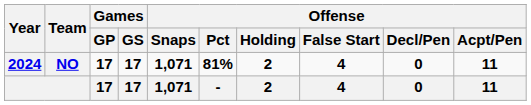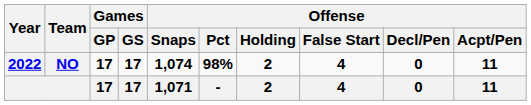(25, 64) 2024 -> (25, 64) 2022
(173, 64) 1,071 -> (173, 64) 1,074
(218, 64) 81% -> (218, 64) 98%
